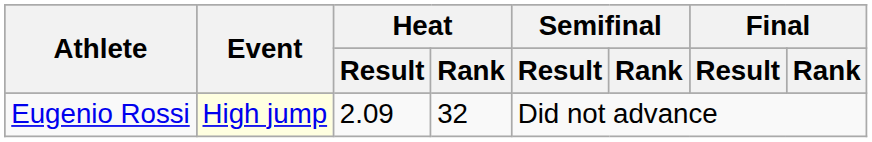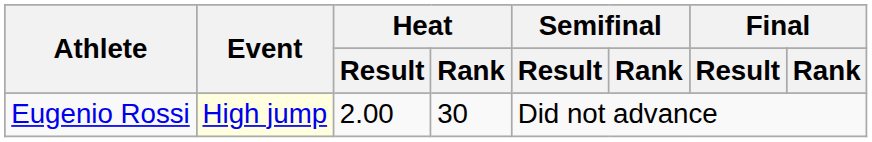(367, 114) 2.09 -> (367, 114) 2.00
(453, 114) 32 -> (453, 114) 30
